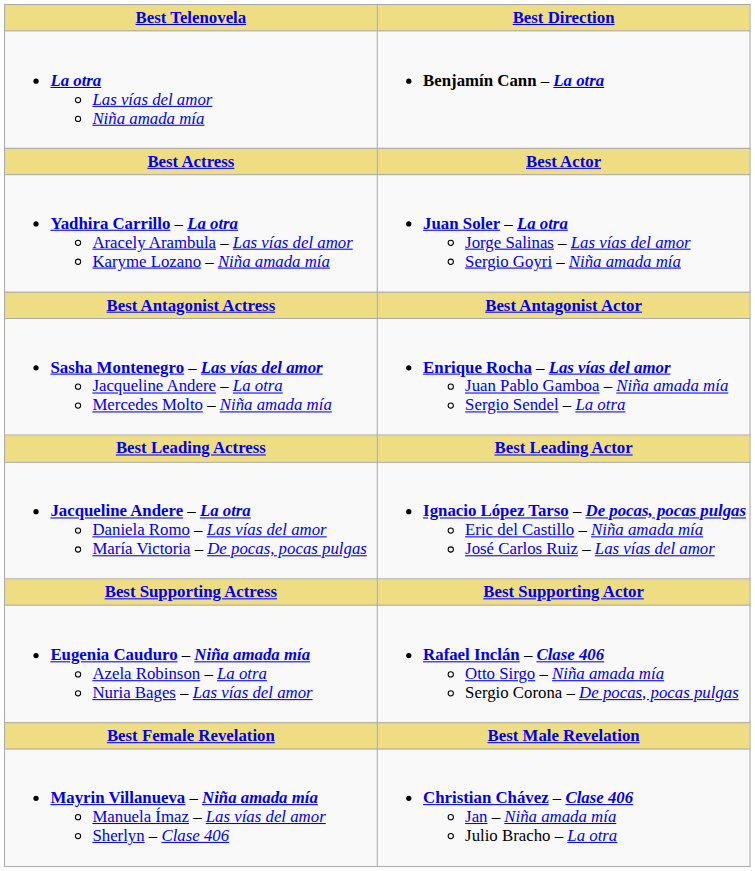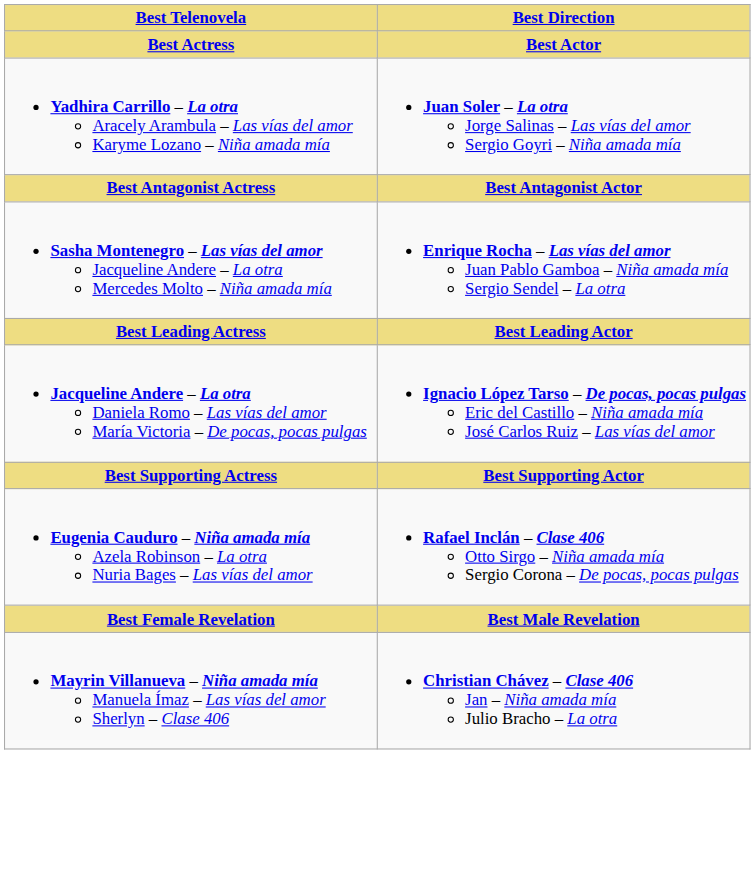- row: (191, 99)
